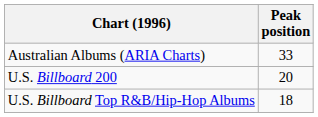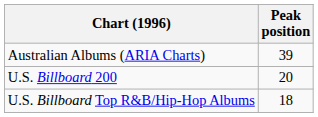(286, 54) 33 -> (286, 54) 39
